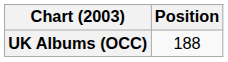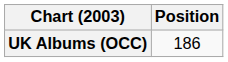(187, 43) 188 -> (187, 43) 186
